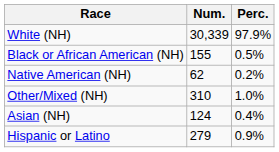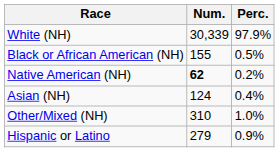(197, 75) normal -> (197, 75) bold
rows swapped: (39, 116) <-> (57, 95)
